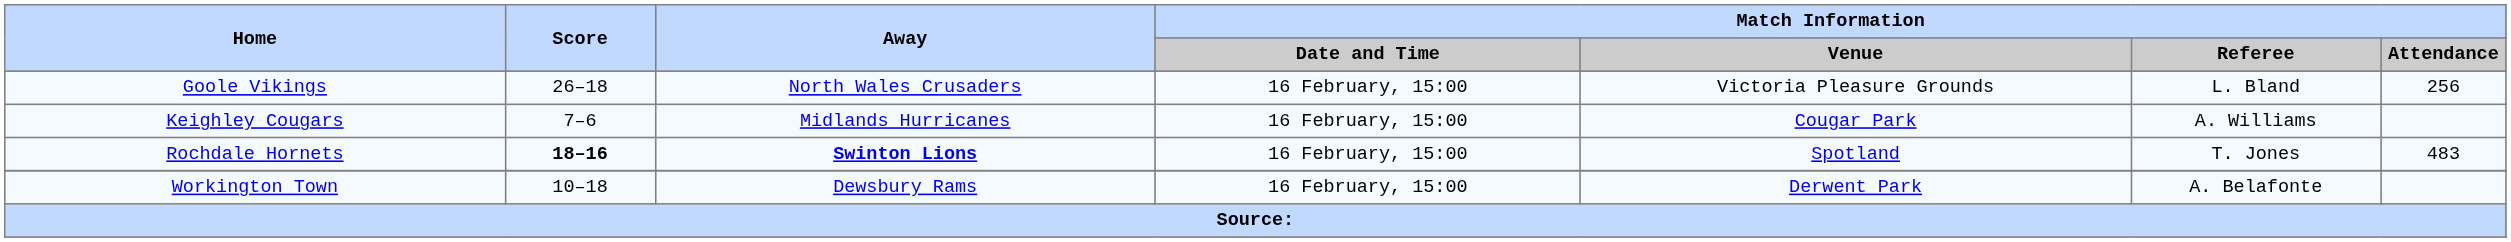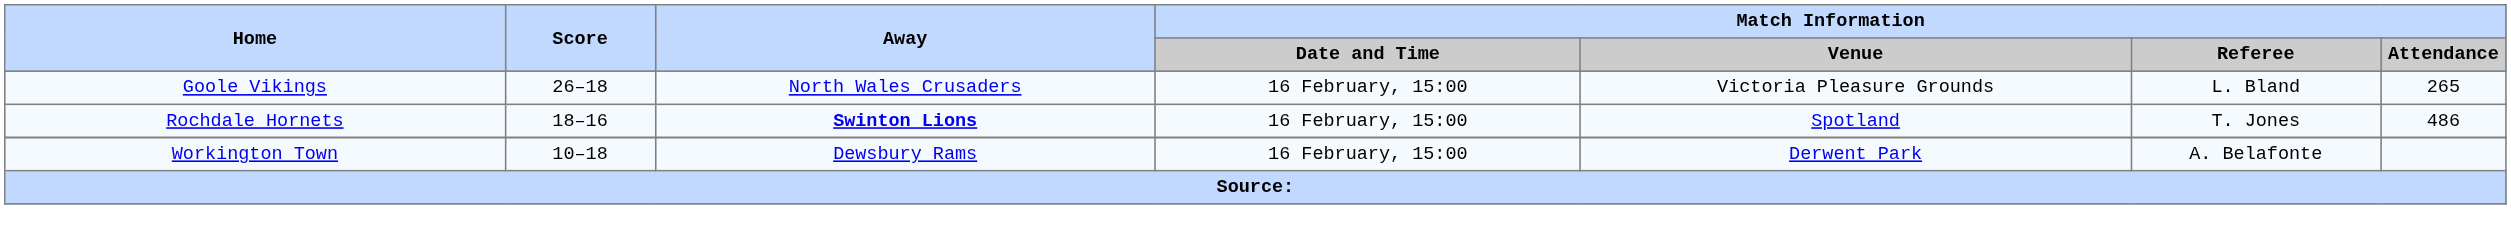(2443, 88) 256 -> (2443, 88) 265
- row: (255, 121)
(580, 154) bold -> (580, 121) normal
(2443, 154) 483 -> (2443, 121) 486
